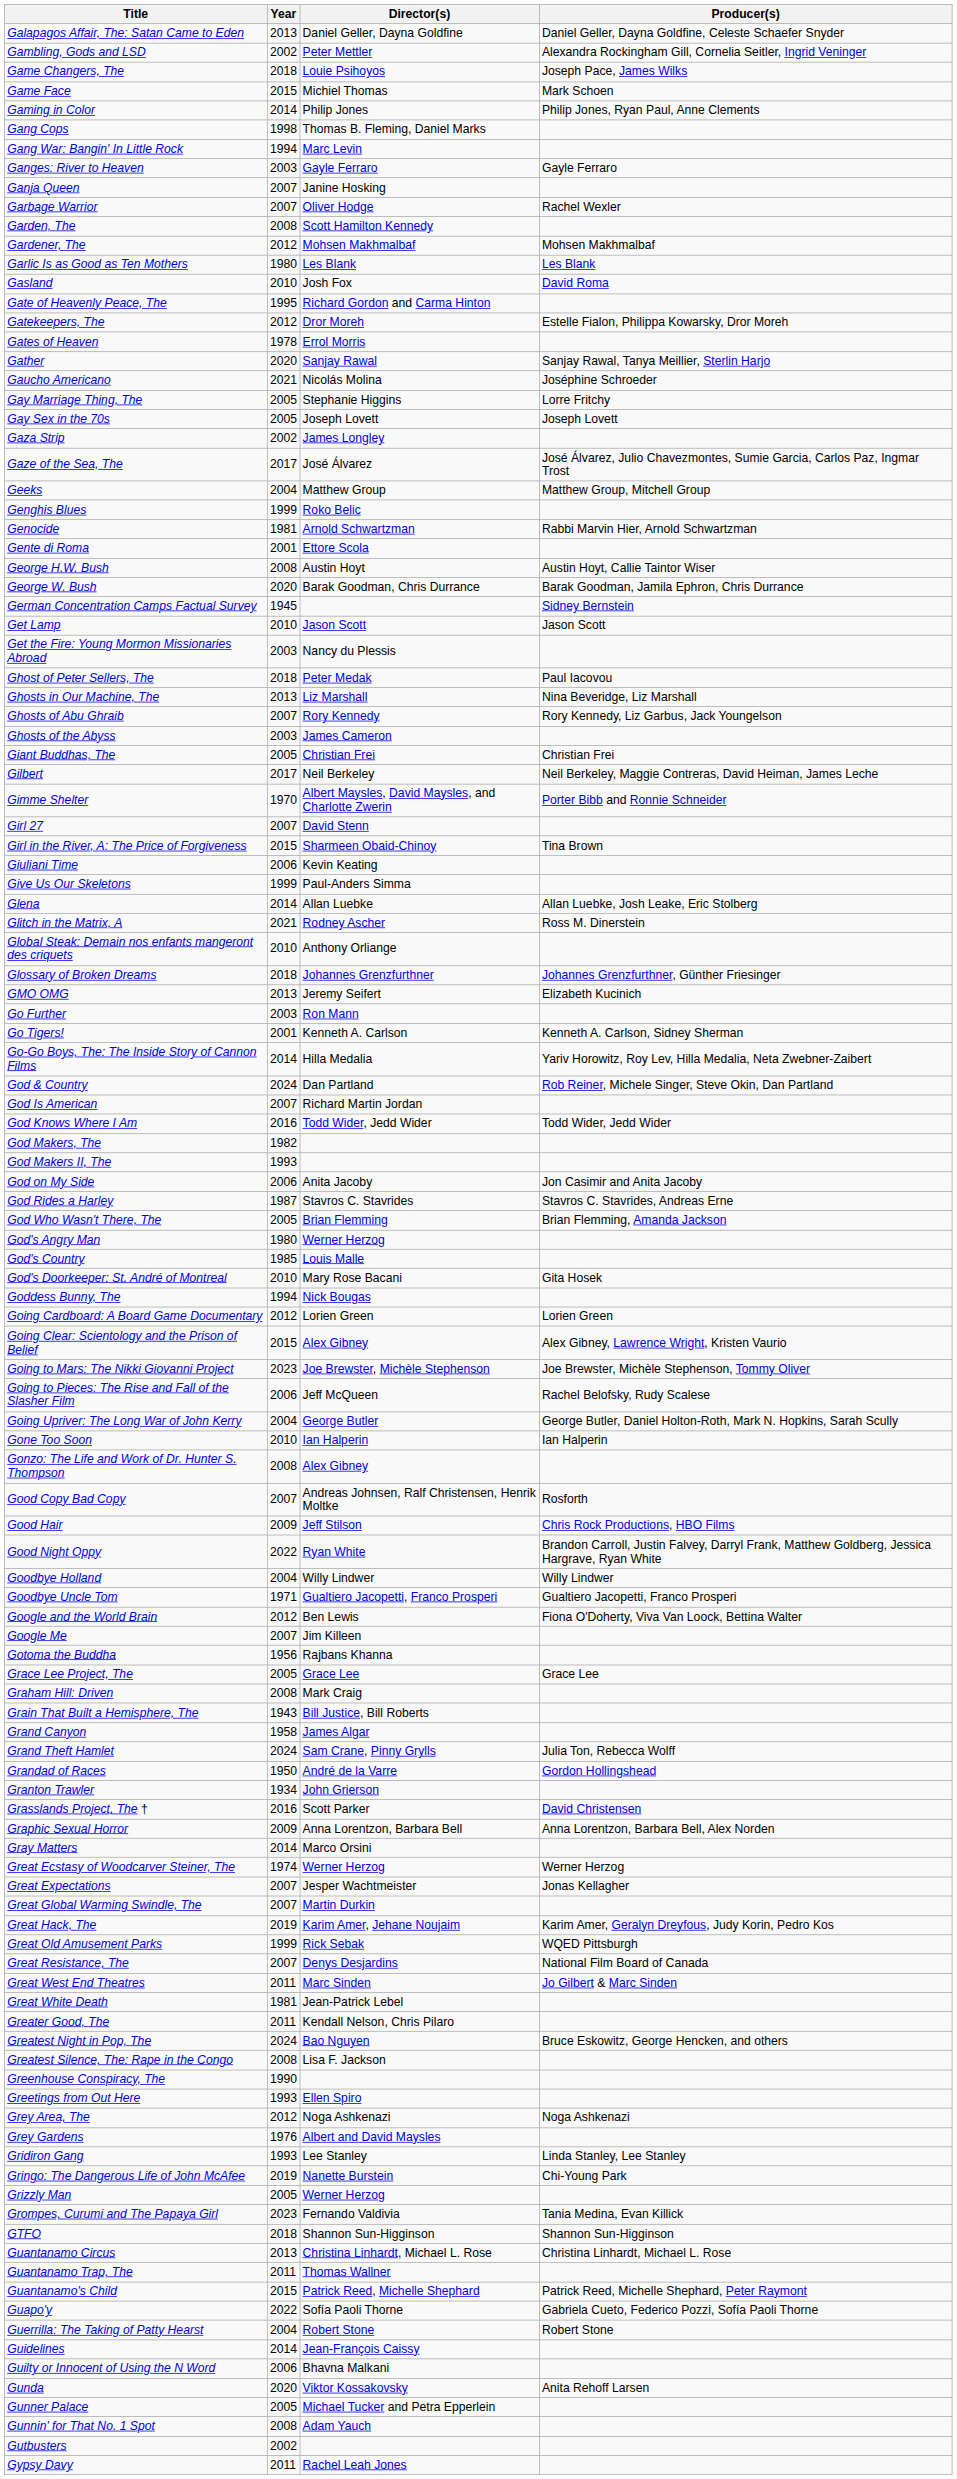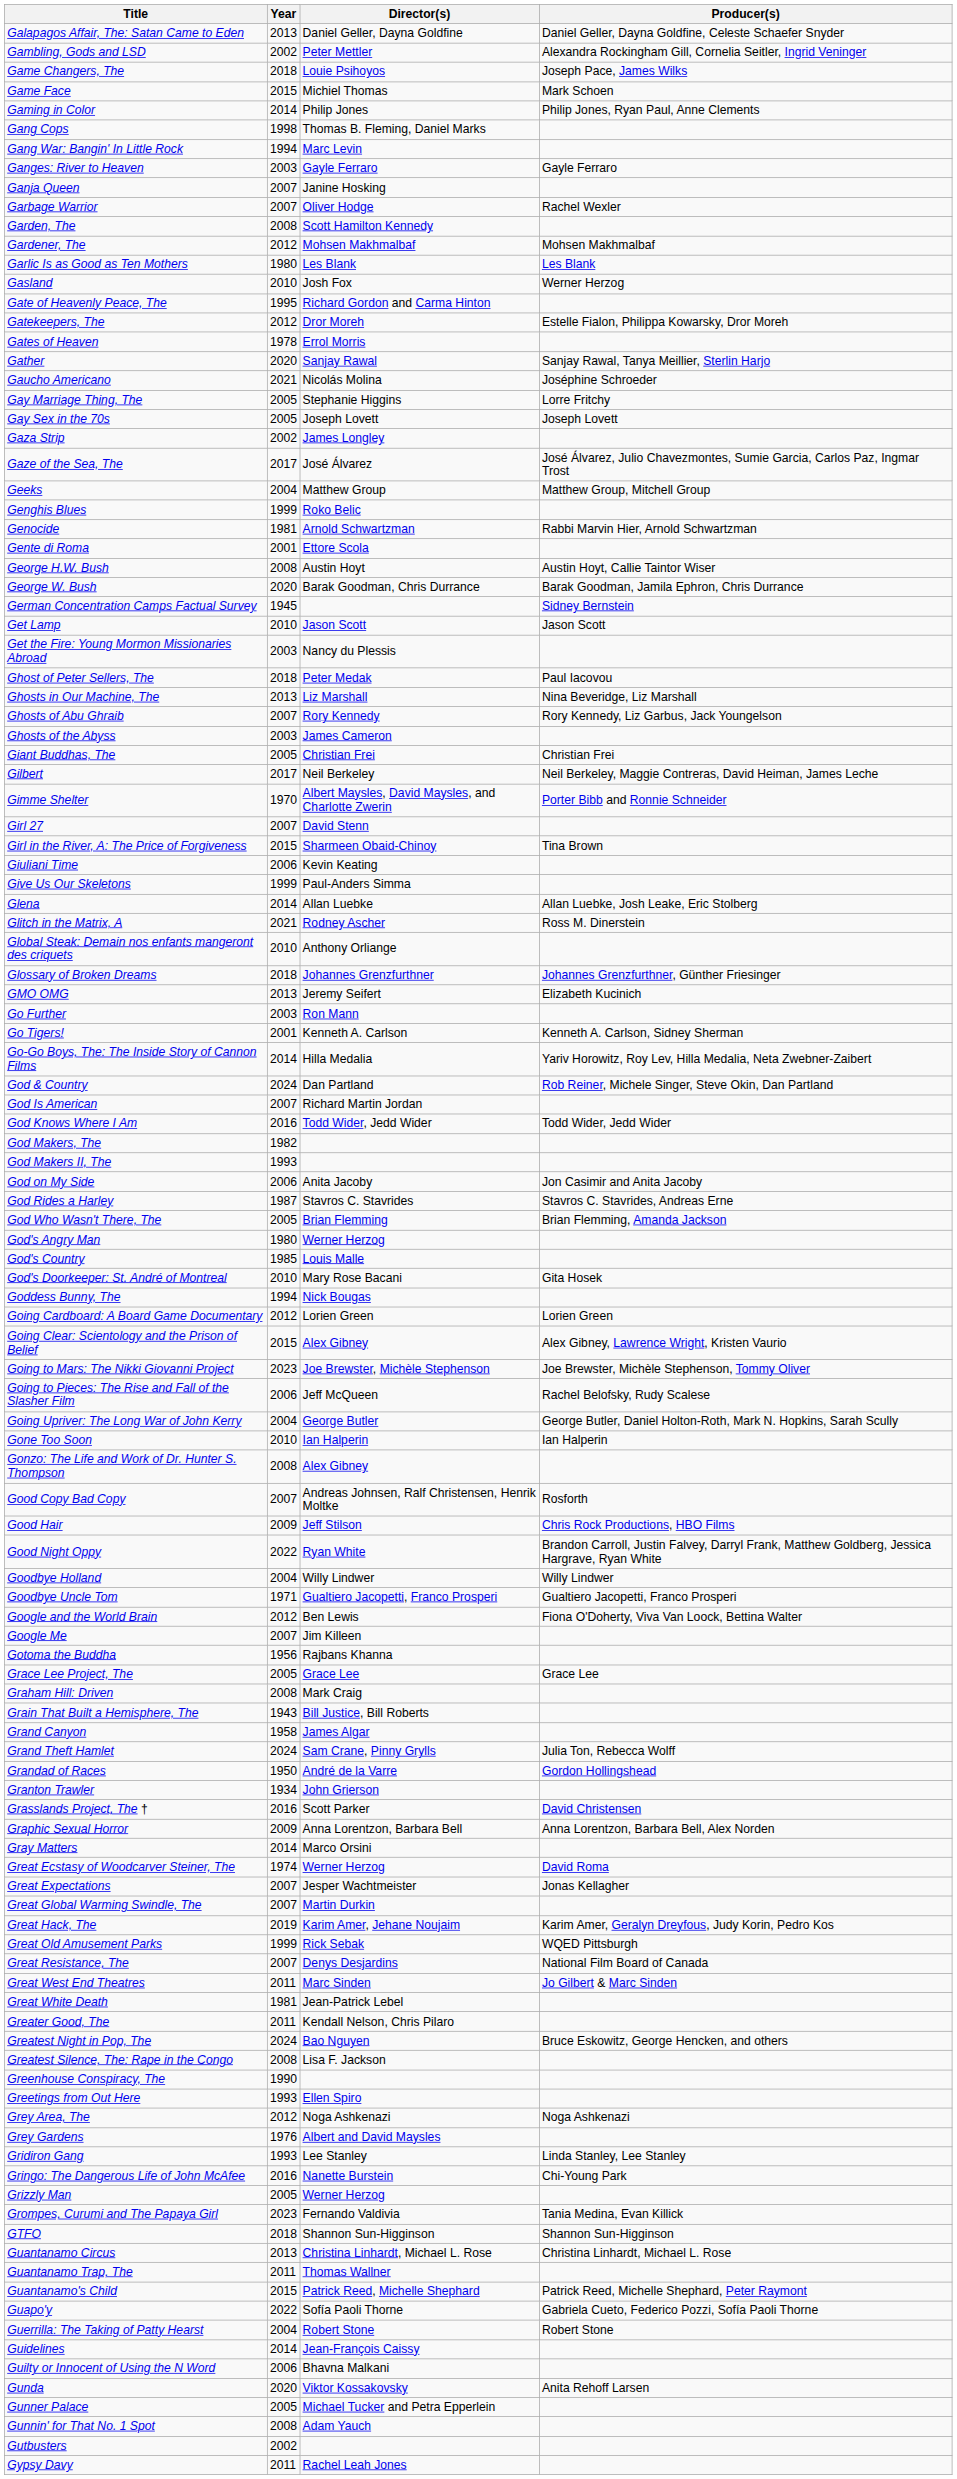(575, 284) David Roma -> (583, 284) Werner Herzog
(583, 1867) Werner Herzog -> (575, 1867) David Roma
(283, 2175) 2019 -> (283, 2175) 2016
